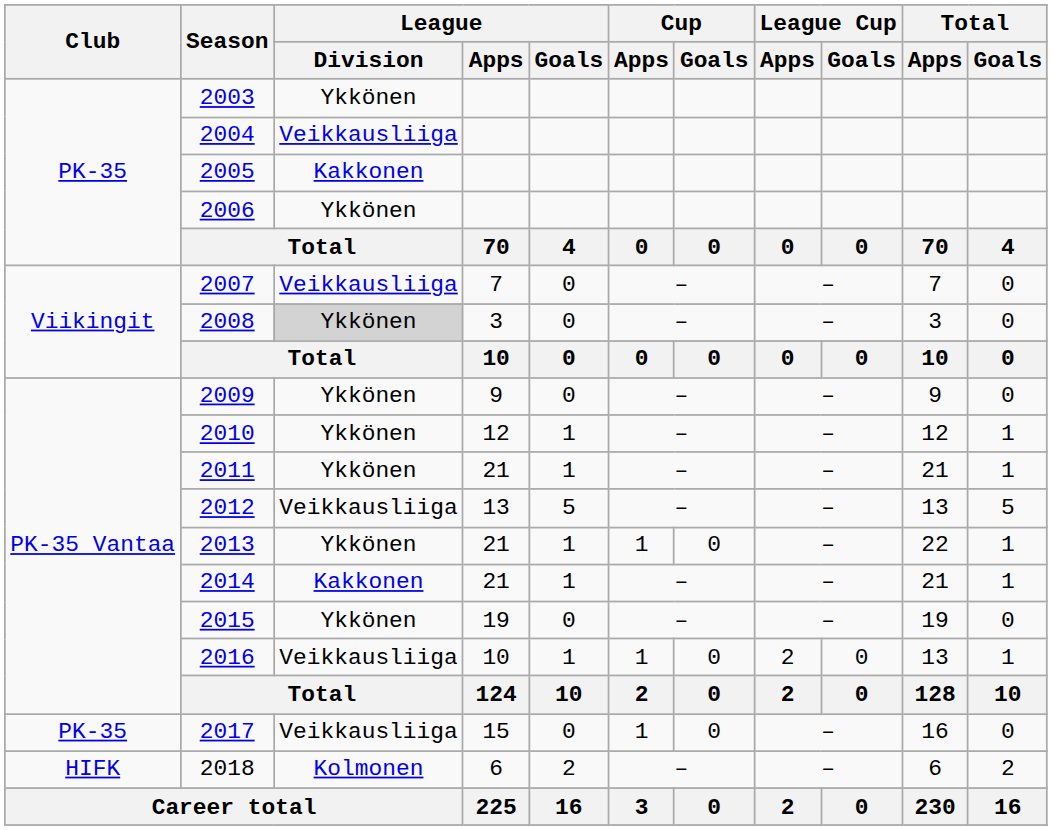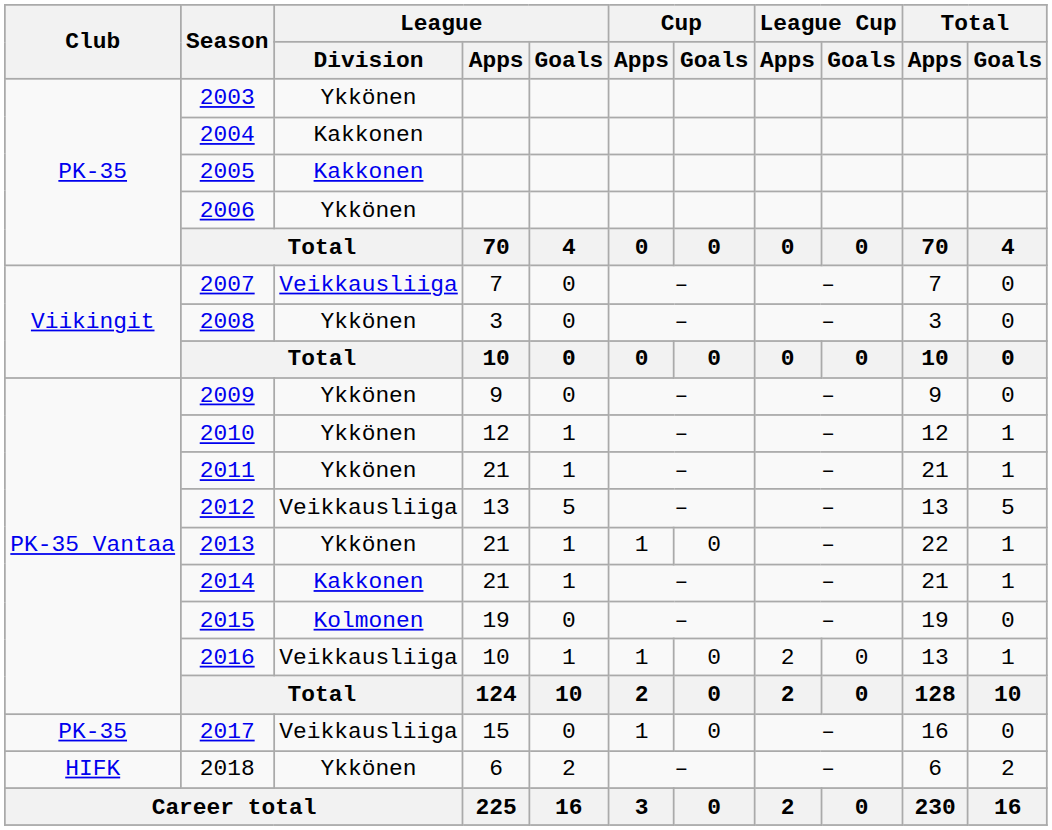(369, 135) Veikkausliiga -> (369, 135) Kakkonen
(369, 322) lightgrey background -> (369, 322) no background
(369, 620) Ykkönen -> (369, 620) Kolmonen
(369, 769) Kolmonen -> (369, 769) Ykkönen
